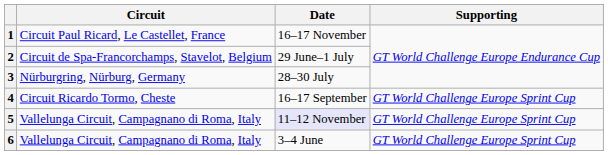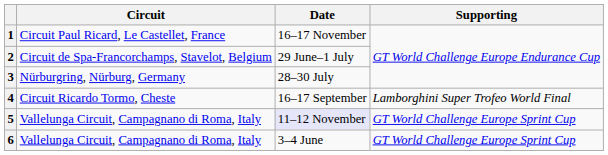(474, 97) GT World Challenge Europe Sprint Cup -> (472, 97) Lamborghini Super Trofeo World Final
